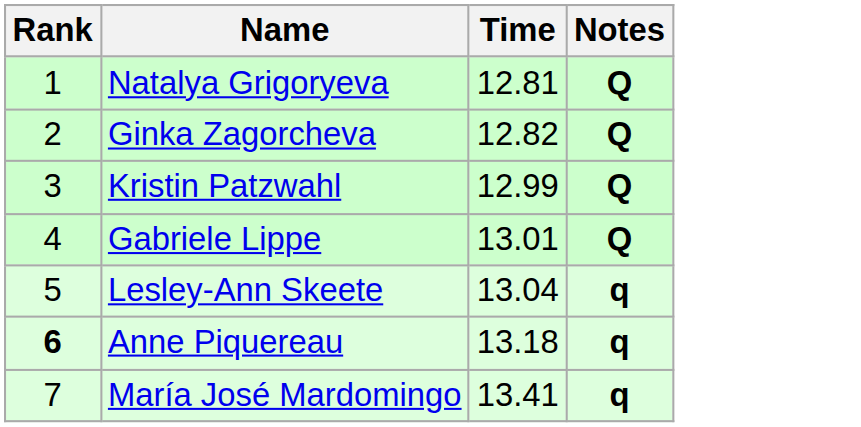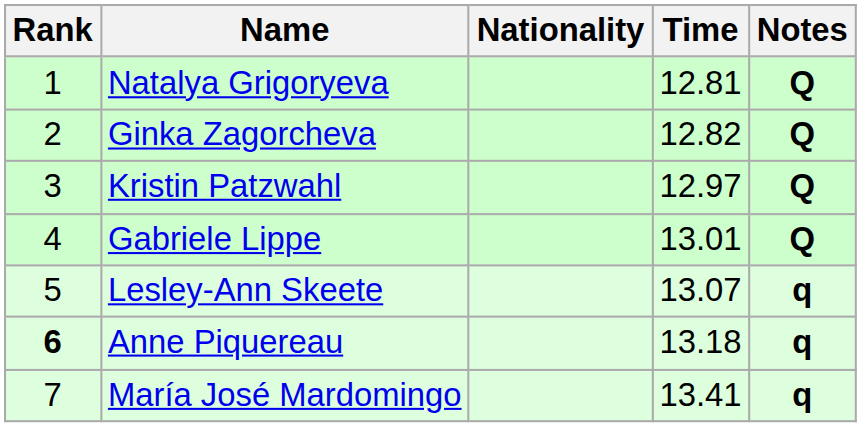+ column: (561, 30)
(518, 186) 12.99 -> (701, 186) 12.97
(518, 290) 13.04 -> (701, 290) 13.07
